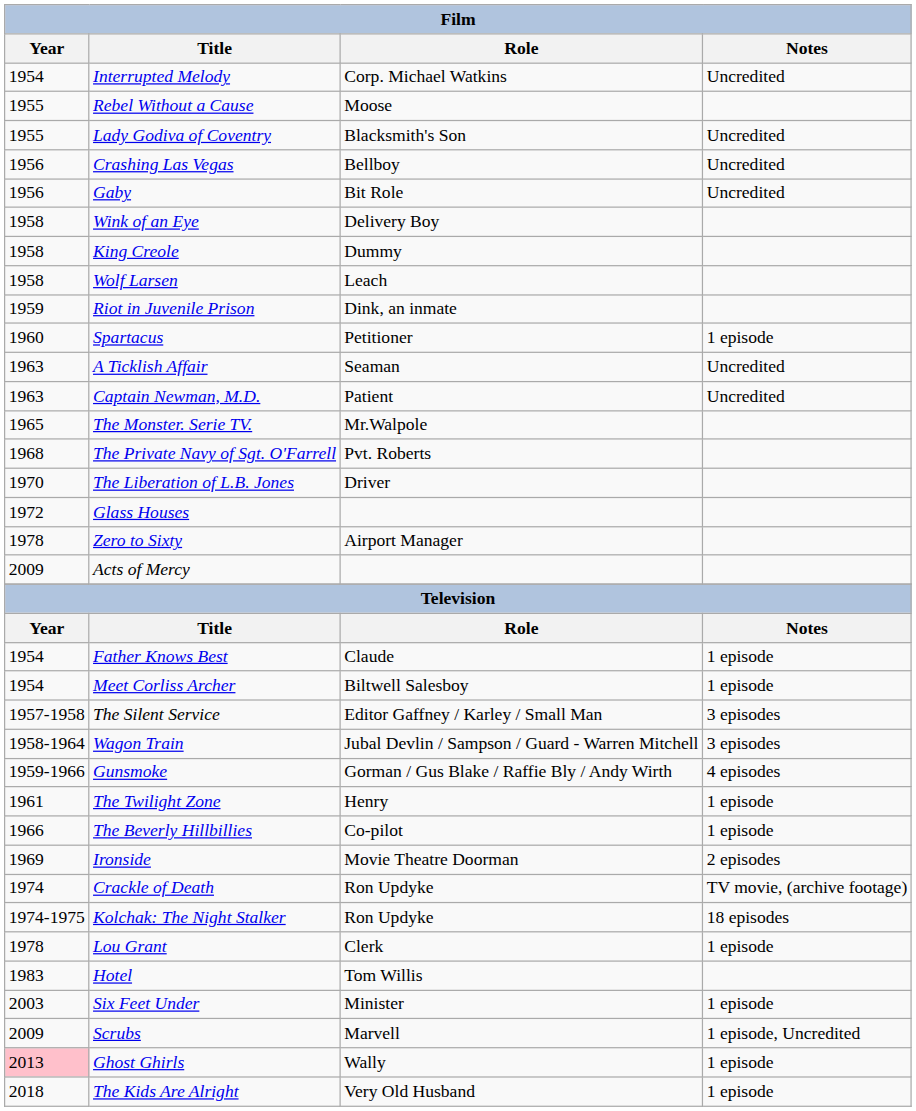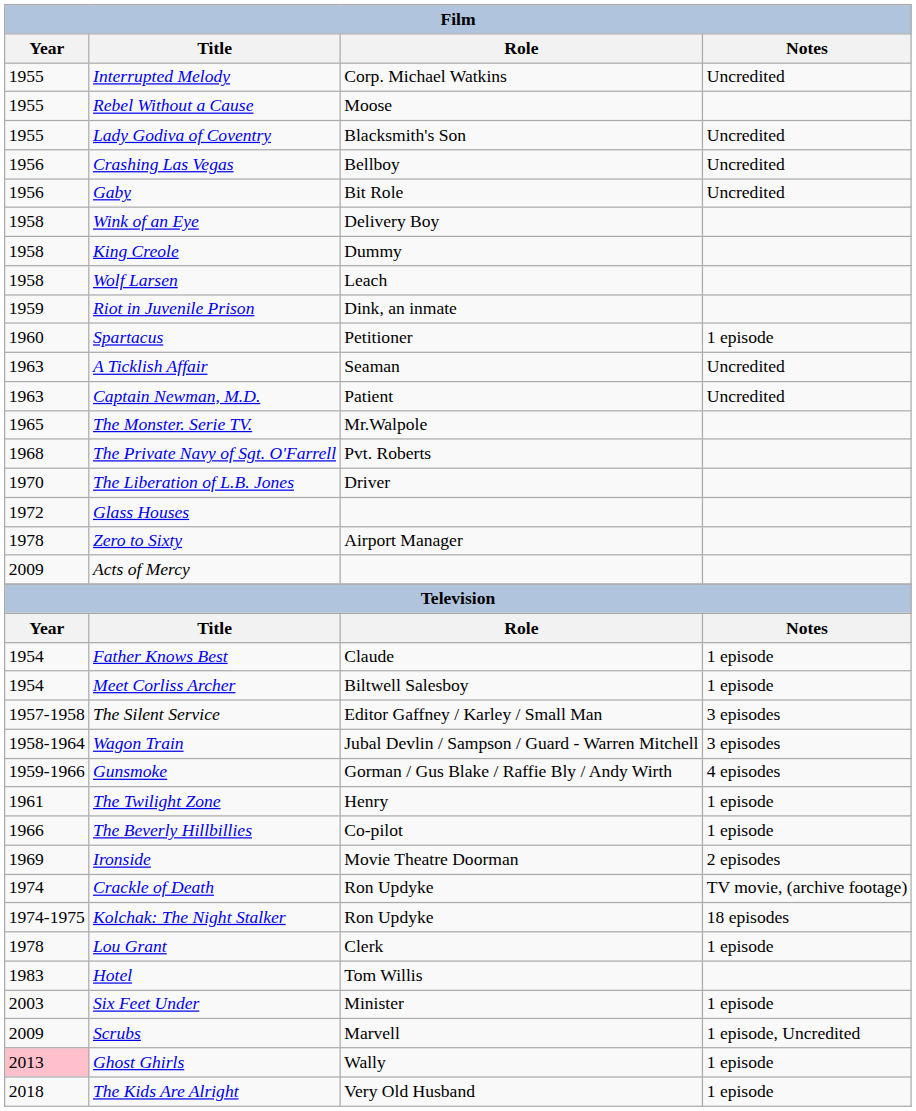(26, 77) 1954 -> (26, 77) 1955
